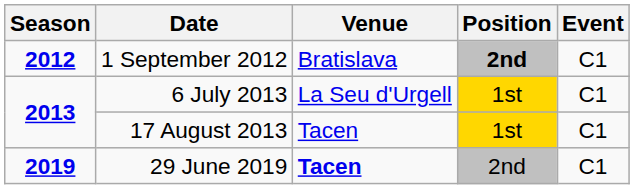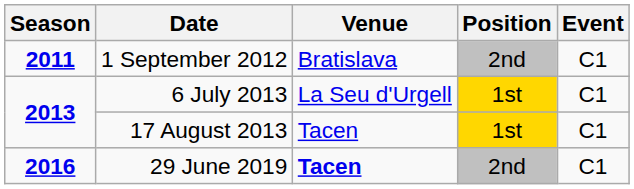(50, 59) 2012 -> (50, 59) 2011
(507, 59) bold -> (507, 59) normal
(50, 166) 2019 -> (50, 166) 2016
